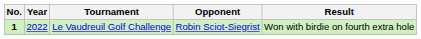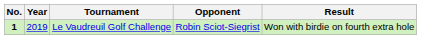(37, 27) 2022 -> (37, 27) 2019
